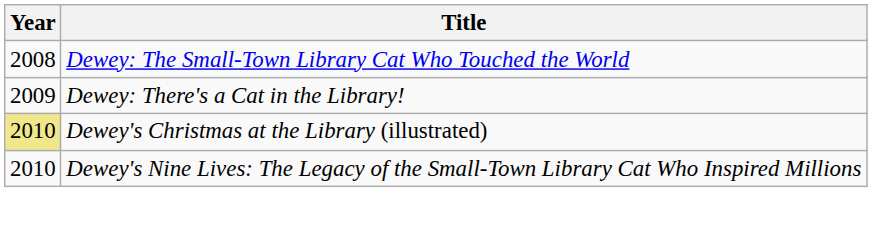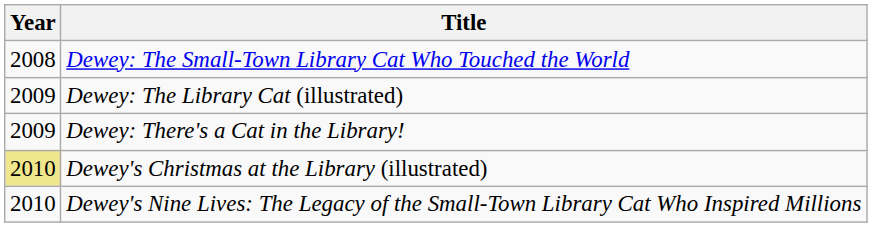+ row: (235, 95)
